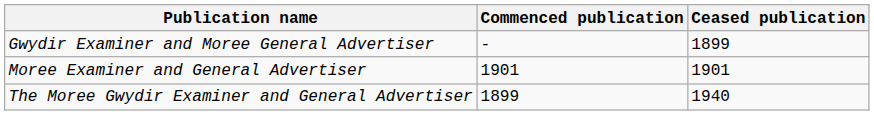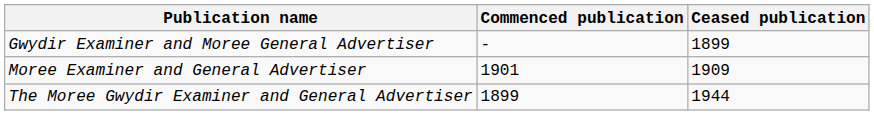(711, 70) 1901 -> (711, 70) 1909
(711, 97) 1940 -> (711, 97) 1944
